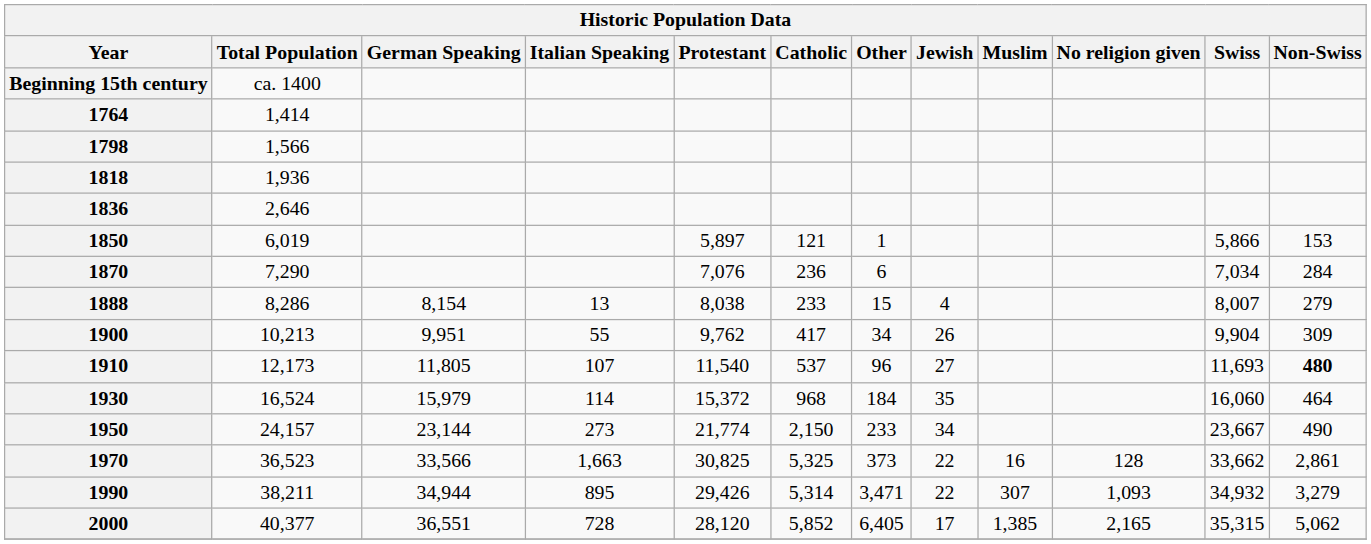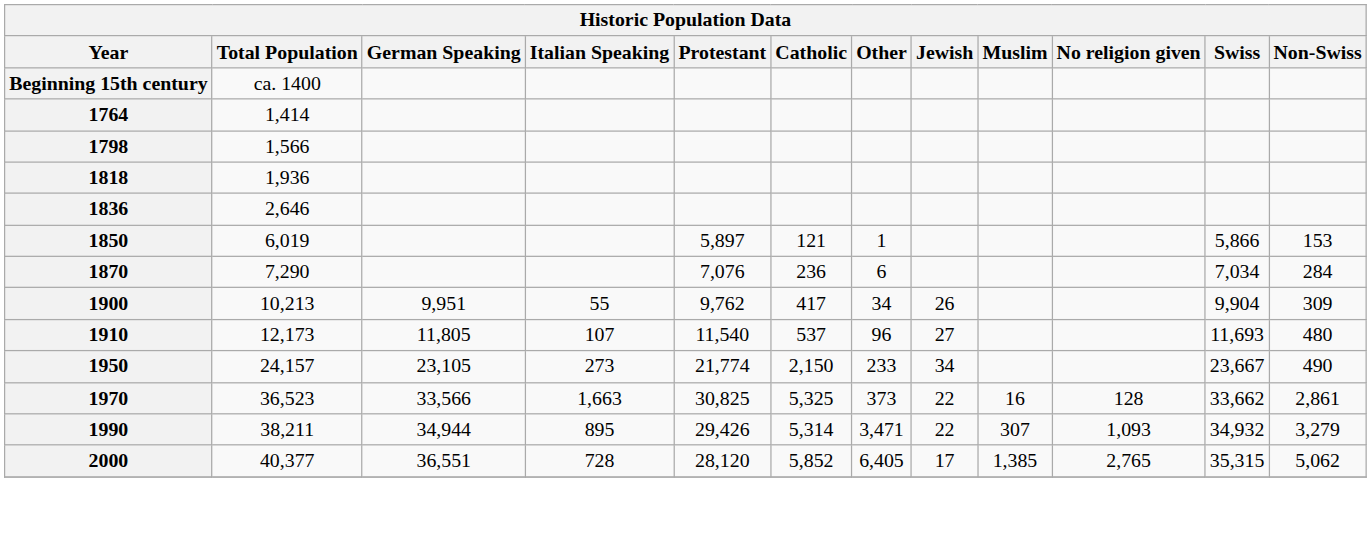- row: (108, 303)
(1318, 366) bold -> (1318, 334) normal
- row: (108, 397)
(444, 429) 23,144 -> (444, 366) 23,105
(1129, 523) 2,165 -> (1129, 460) 2,765
